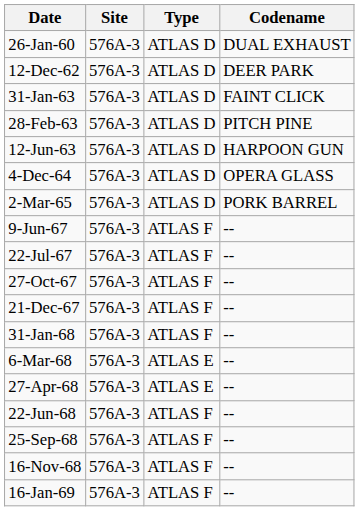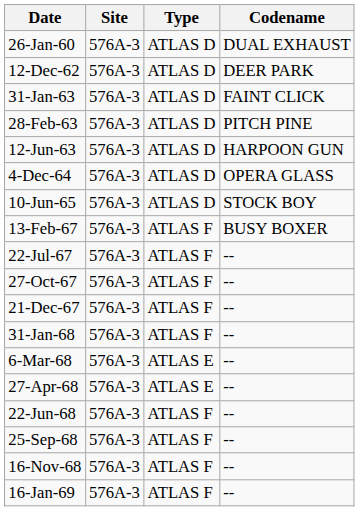- row: (40, 202)
+ row: (42, 202)
+ row: (43, 228)
- row: (38, 228)
